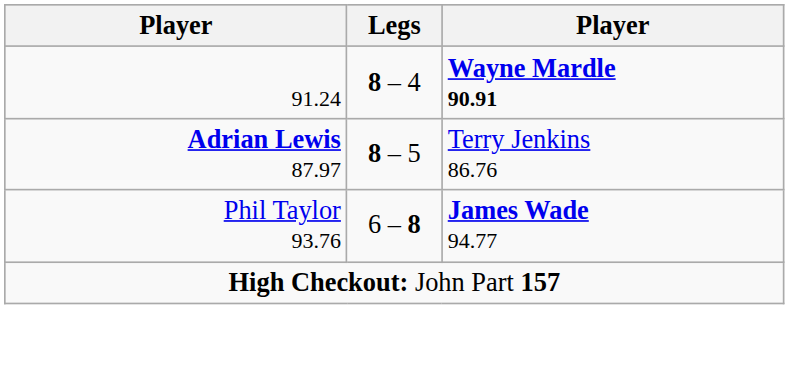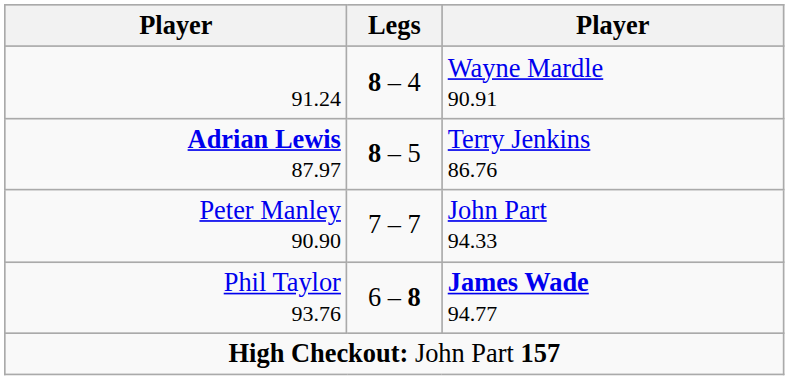(532, 82) bold -> (525, 82) normal
+ row: (270, 225)
